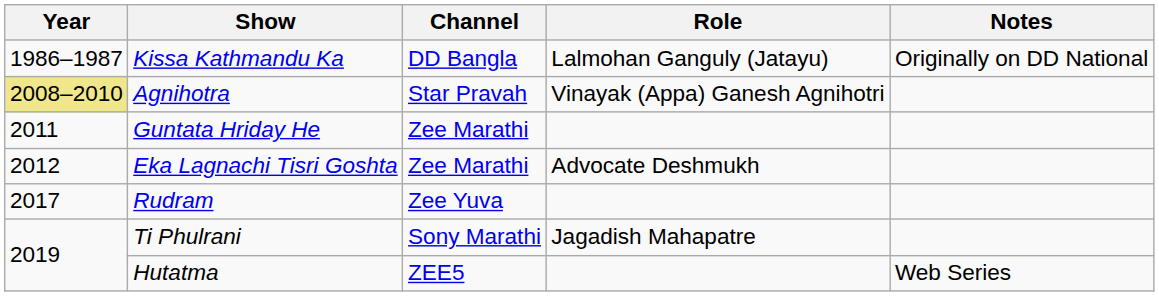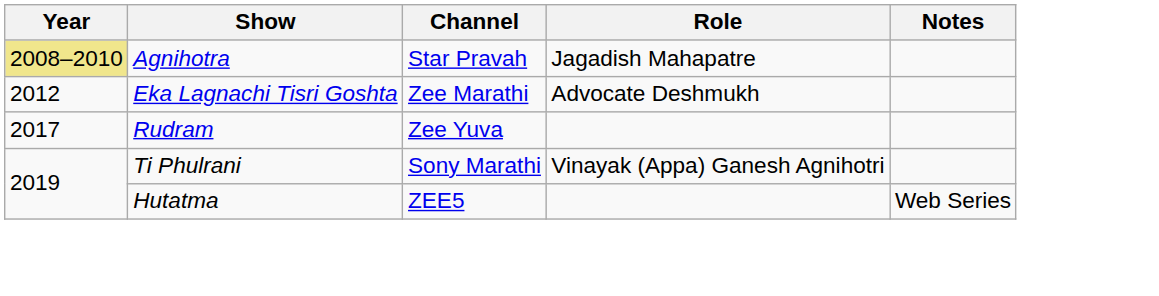- row: (239, 58)
(718, 93) Vinayak (Appa) Ganesh Agnihotri -> (654, 58) Jagadish Mahapatre
- row: (227, 129)
(654, 237) Jagadish Mahapatre -> (718, 165) Vinayak (Appa) Ganesh Agnihotri
